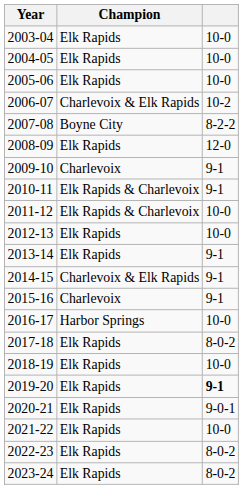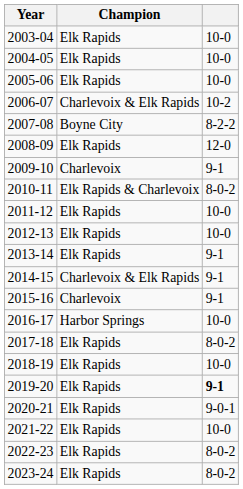(215, 189) 9-1 -> (221, 189) 8-0-2
(130, 211) Elk Rapids & Charlevoix -> (90, 211) Elk Rapids
